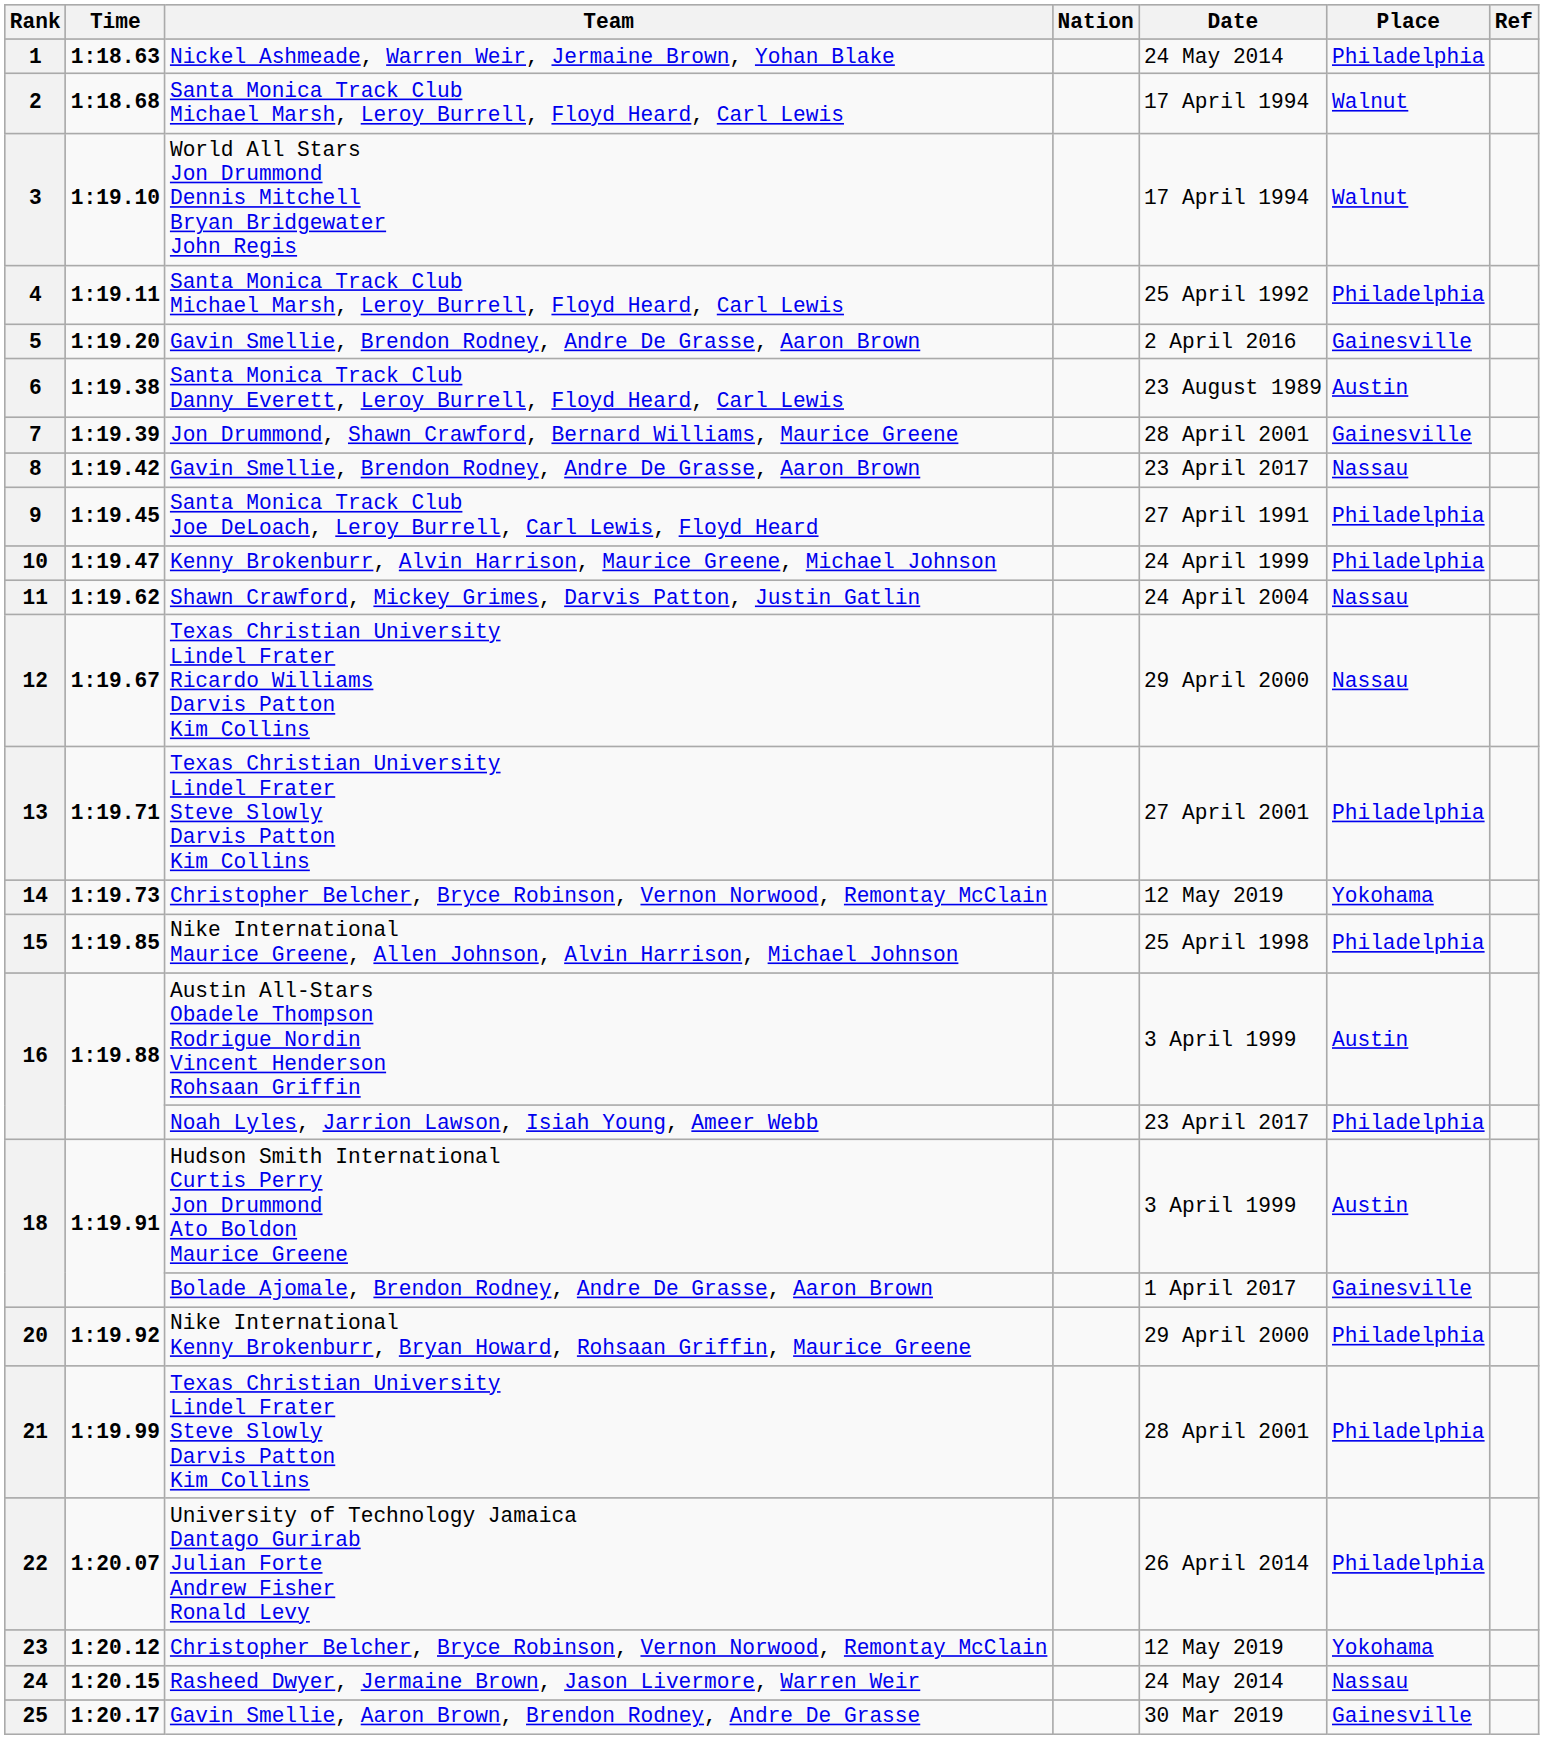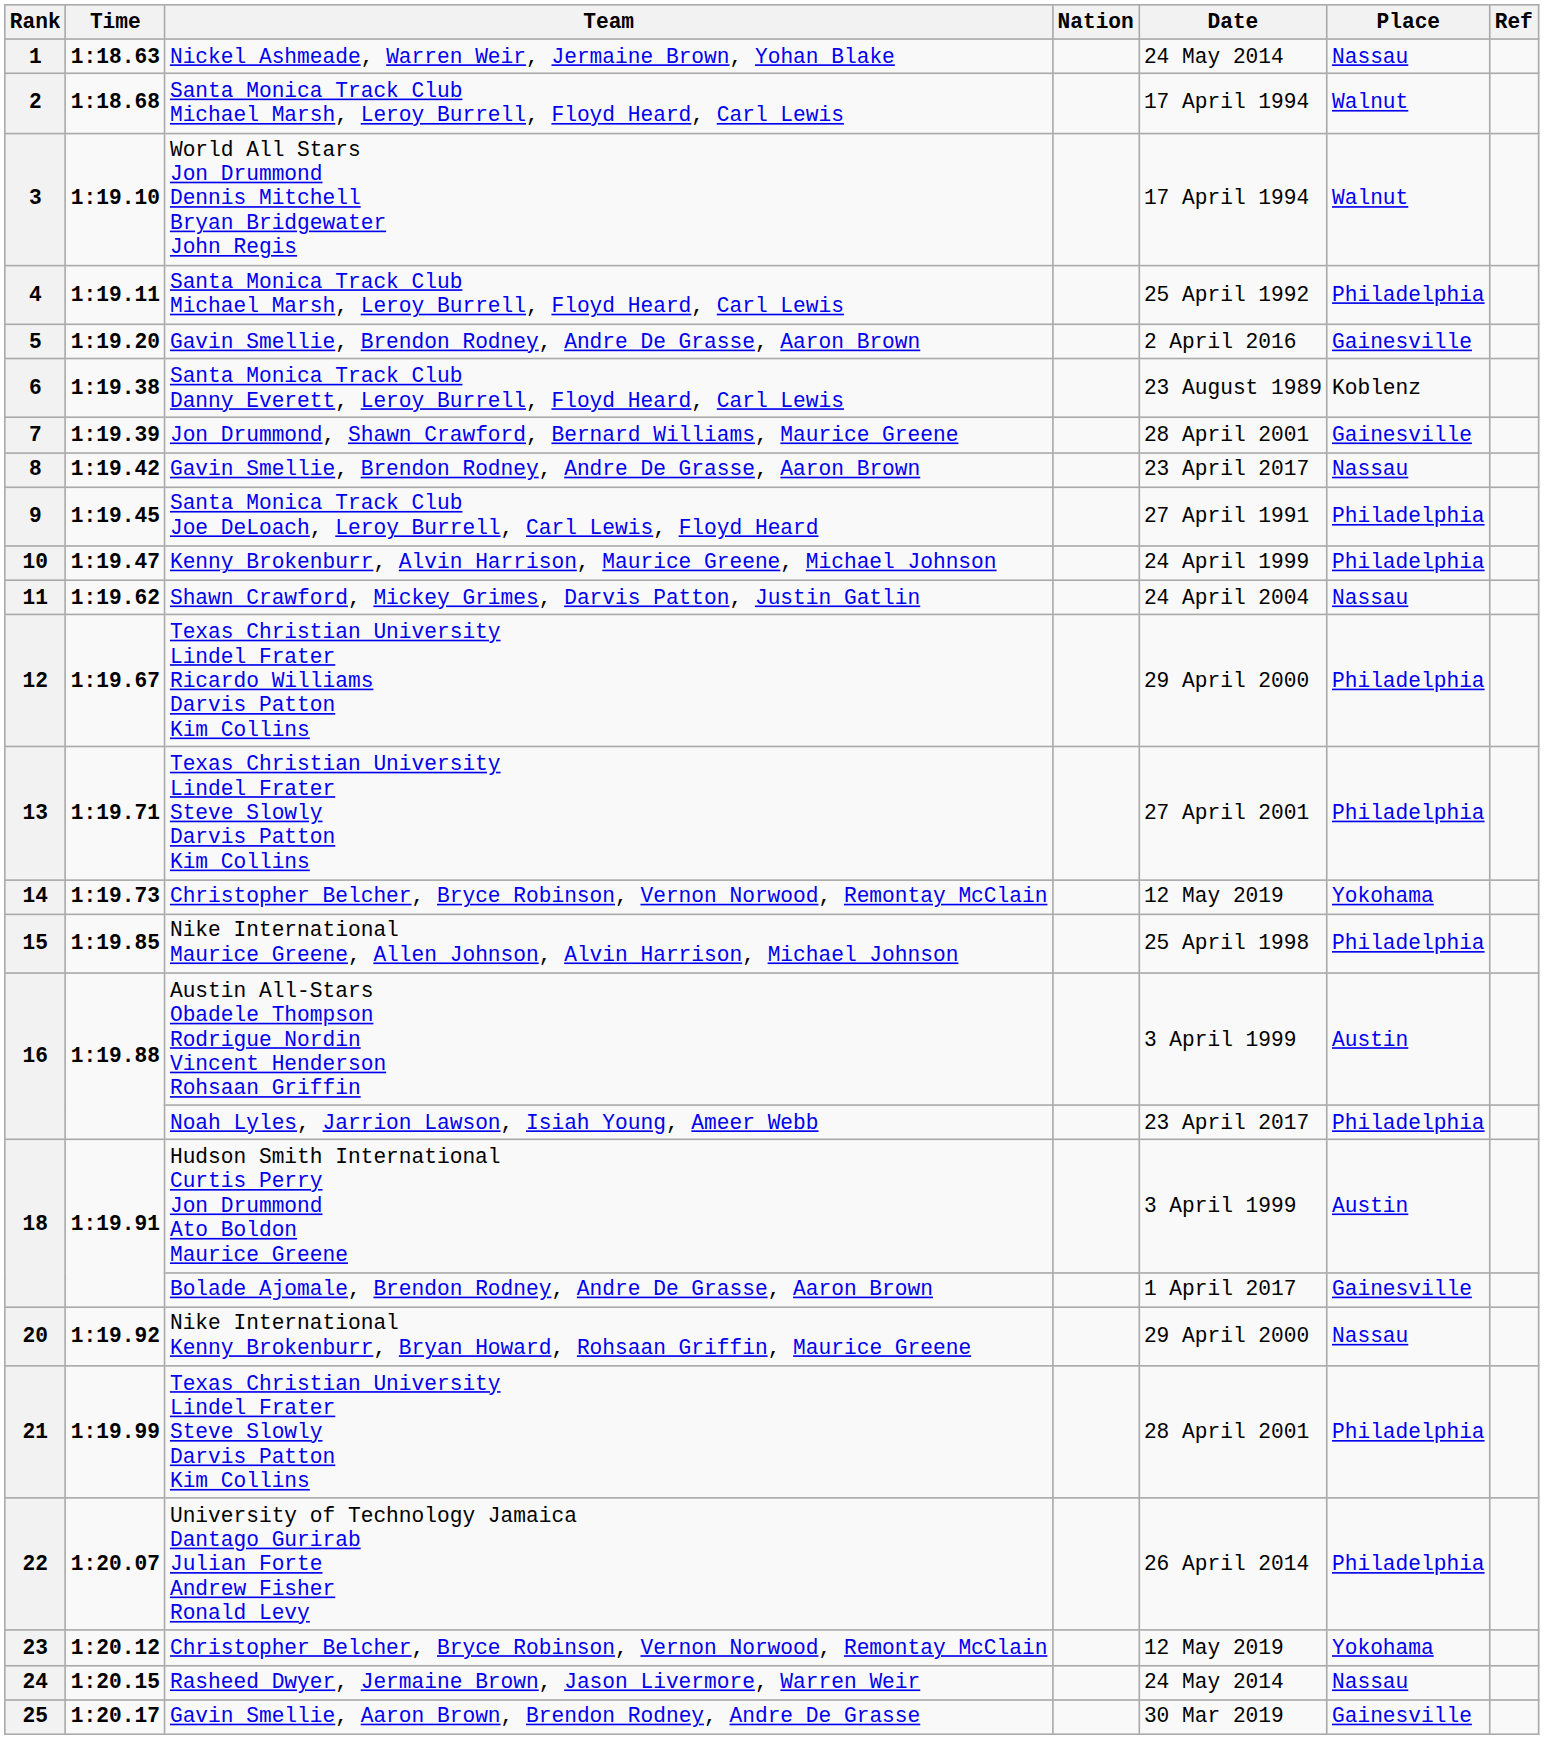(1408, 57) Philadelphia -> (1370, 57) Nassau
(1370, 388) Austin -> (1376, 388) Koblenz
(1370, 681) Nassau -> (1408, 681) Philadelphia
(1408, 1336) Philadelphia -> (1370, 1336) Nassau
